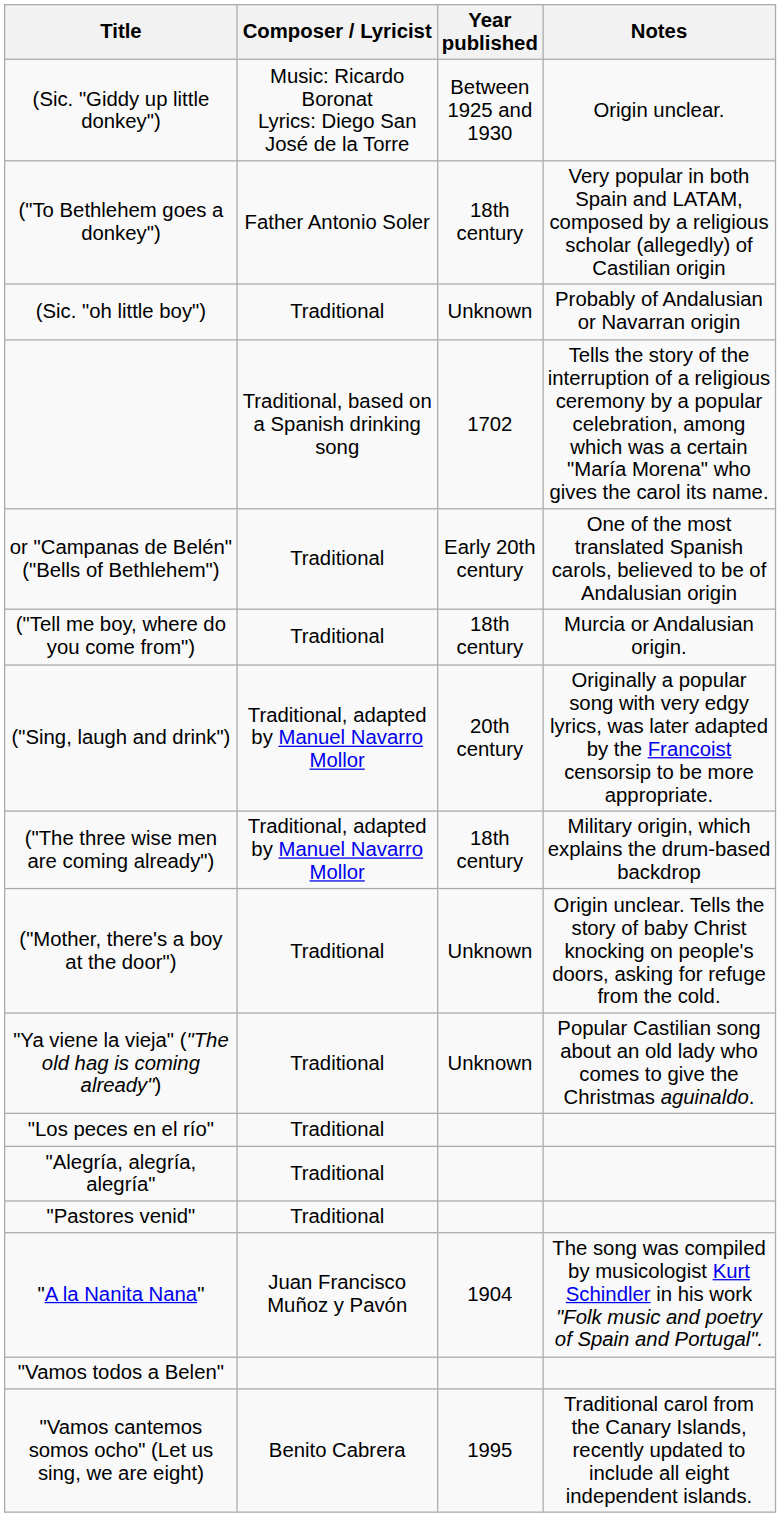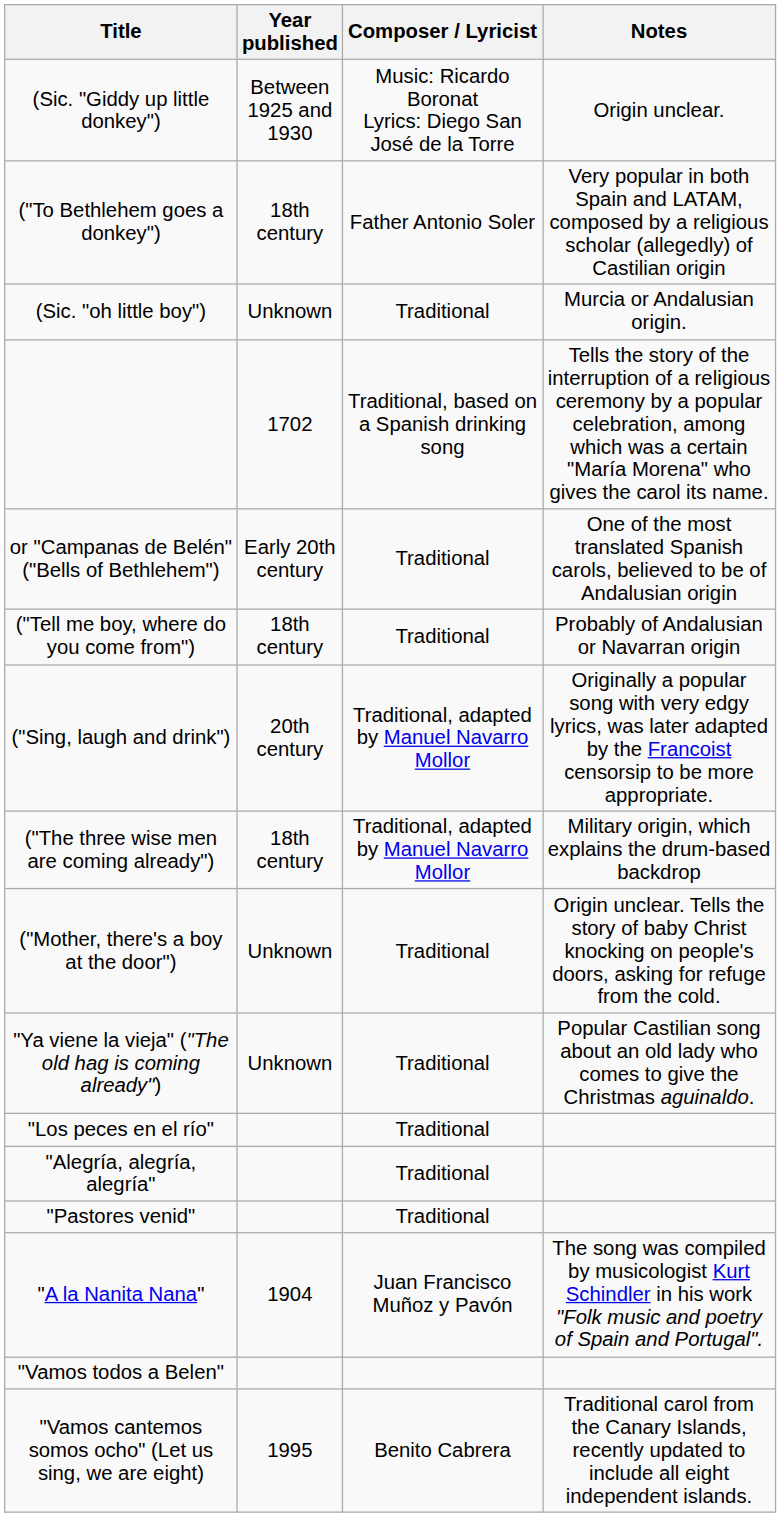columns swapped: (337, 32) <-> (490, 32)
(659, 311) Probably of Andalusian or Navarran origin -> (659, 311) Murcia or Andalusian origin.
(659, 636) Murcia or Andalusian origin. -> (659, 636) Probably of Andalusian or Navarran origin
